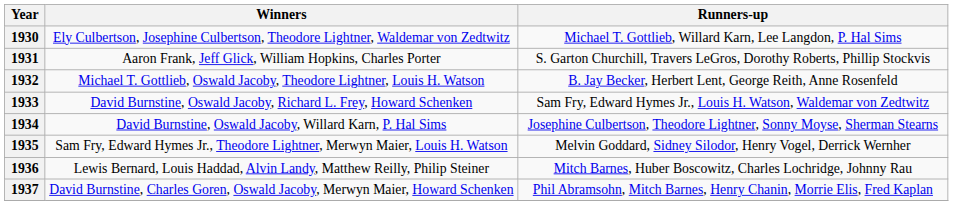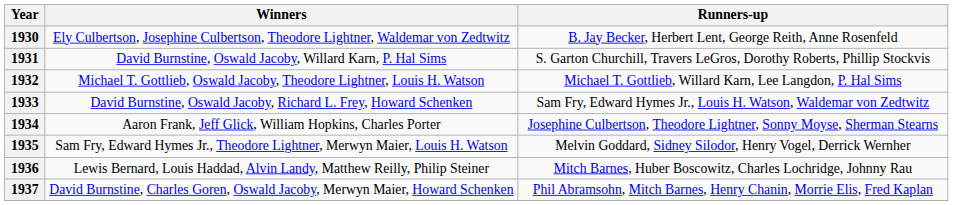(733, 37) Michael T. Gottlieb, Willard Karn, Lee Langdon, P. Hal Sims -> (733, 37) B. Jay Becker, Herbert Lent, George Reith, Anne Rosenfeld
(281, 59) Aaron Frank, Jeff Glick, William Hopkins, Charles Porter -> (281, 59) David Burnstine, Oswald Jacoby, Willard Karn, P. Hal Sims
(733, 80) B. Jay Becker, Herbert Lent, George Reith, Anne Rosenfeld -> (733, 80) Michael T. Gottlieb, Willard Karn, Lee Langdon, P. Hal Sims
(281, 124) David Burnstine, Oswald Jacoby, Willard Karn, P. Hal Sims -> (281, 124) Aaron Frank, Jeff Glick, William Hopkins, Charles Porter
